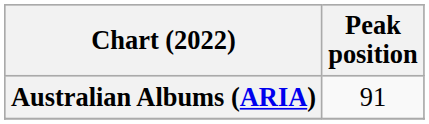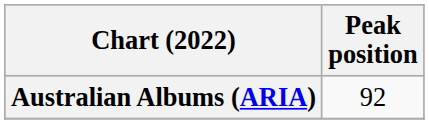(373, 97) 91 -> (373, 97) 92
